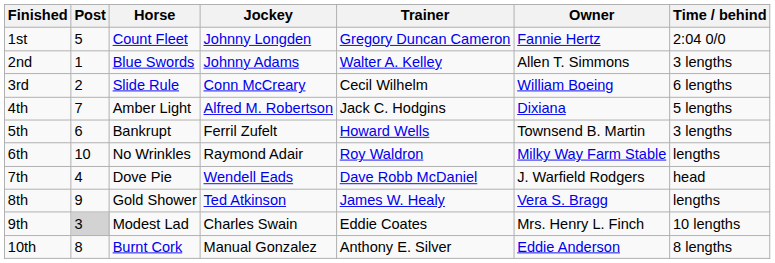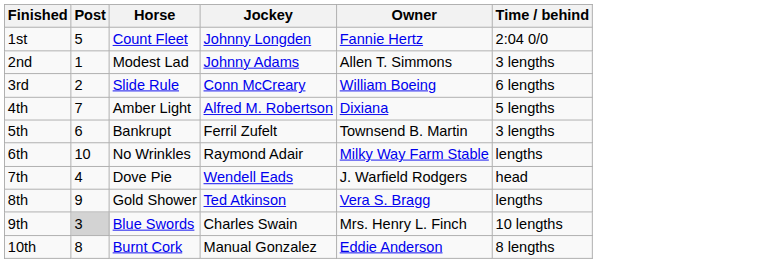- column: (425, 16)
(154, 62) Blue Swords -> (151, 62) Modest Lad
(151, 223) Modest Lad -> (154, 223) Blue Swords
